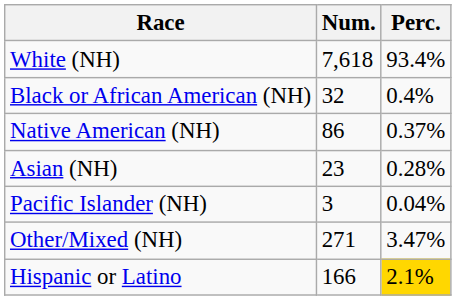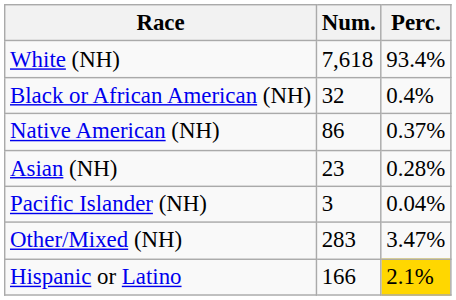(339, 240) 271 -> (339, 240) 283
